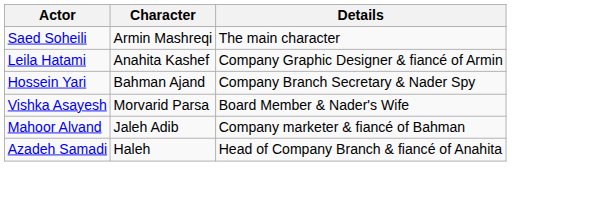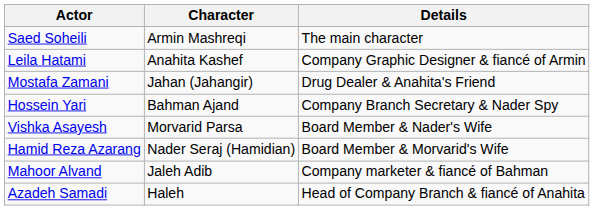+ row: (58, 82)
+ row: (74, 149)
